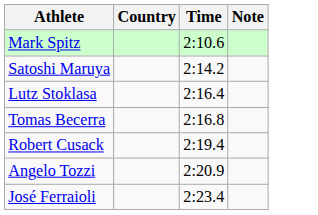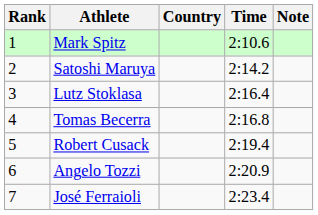+ column: (27, 17)
